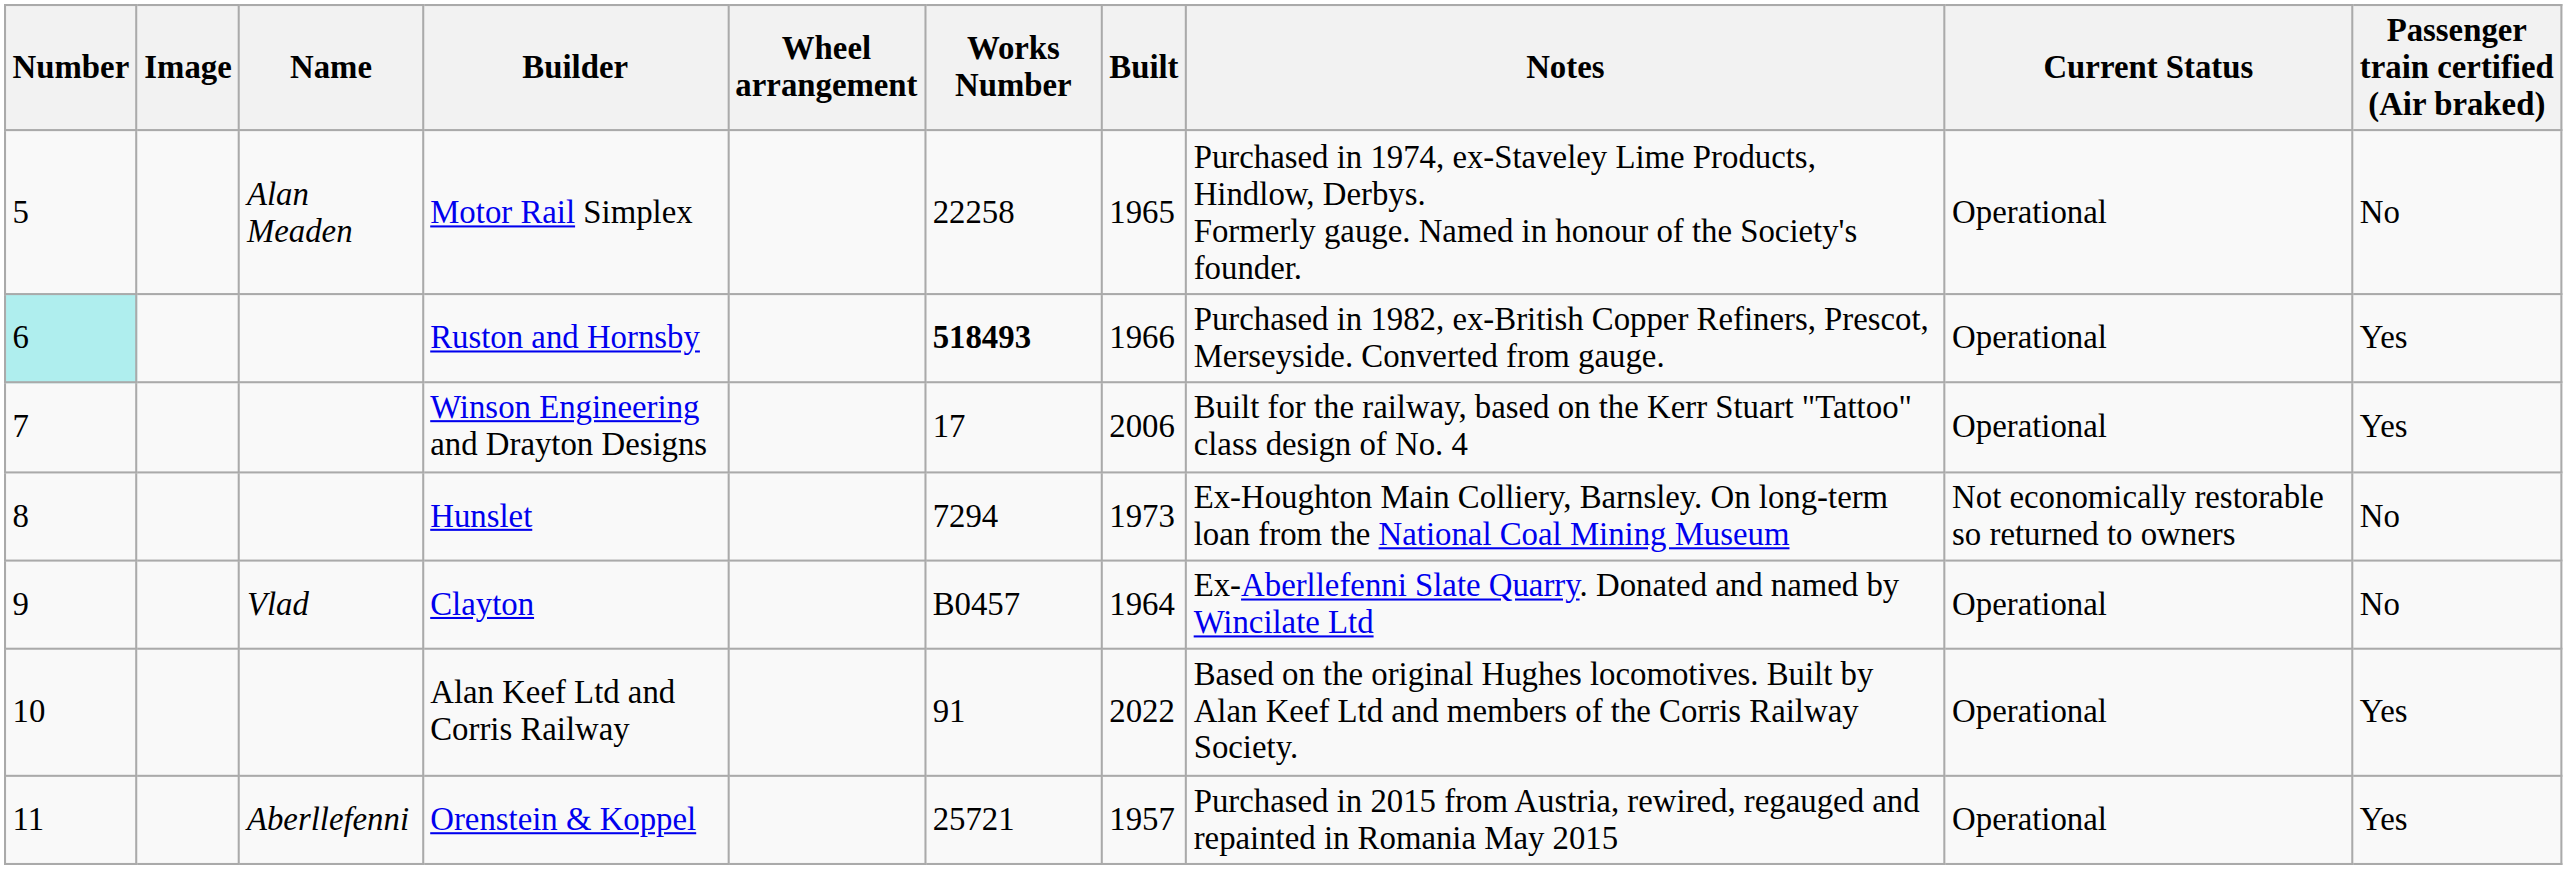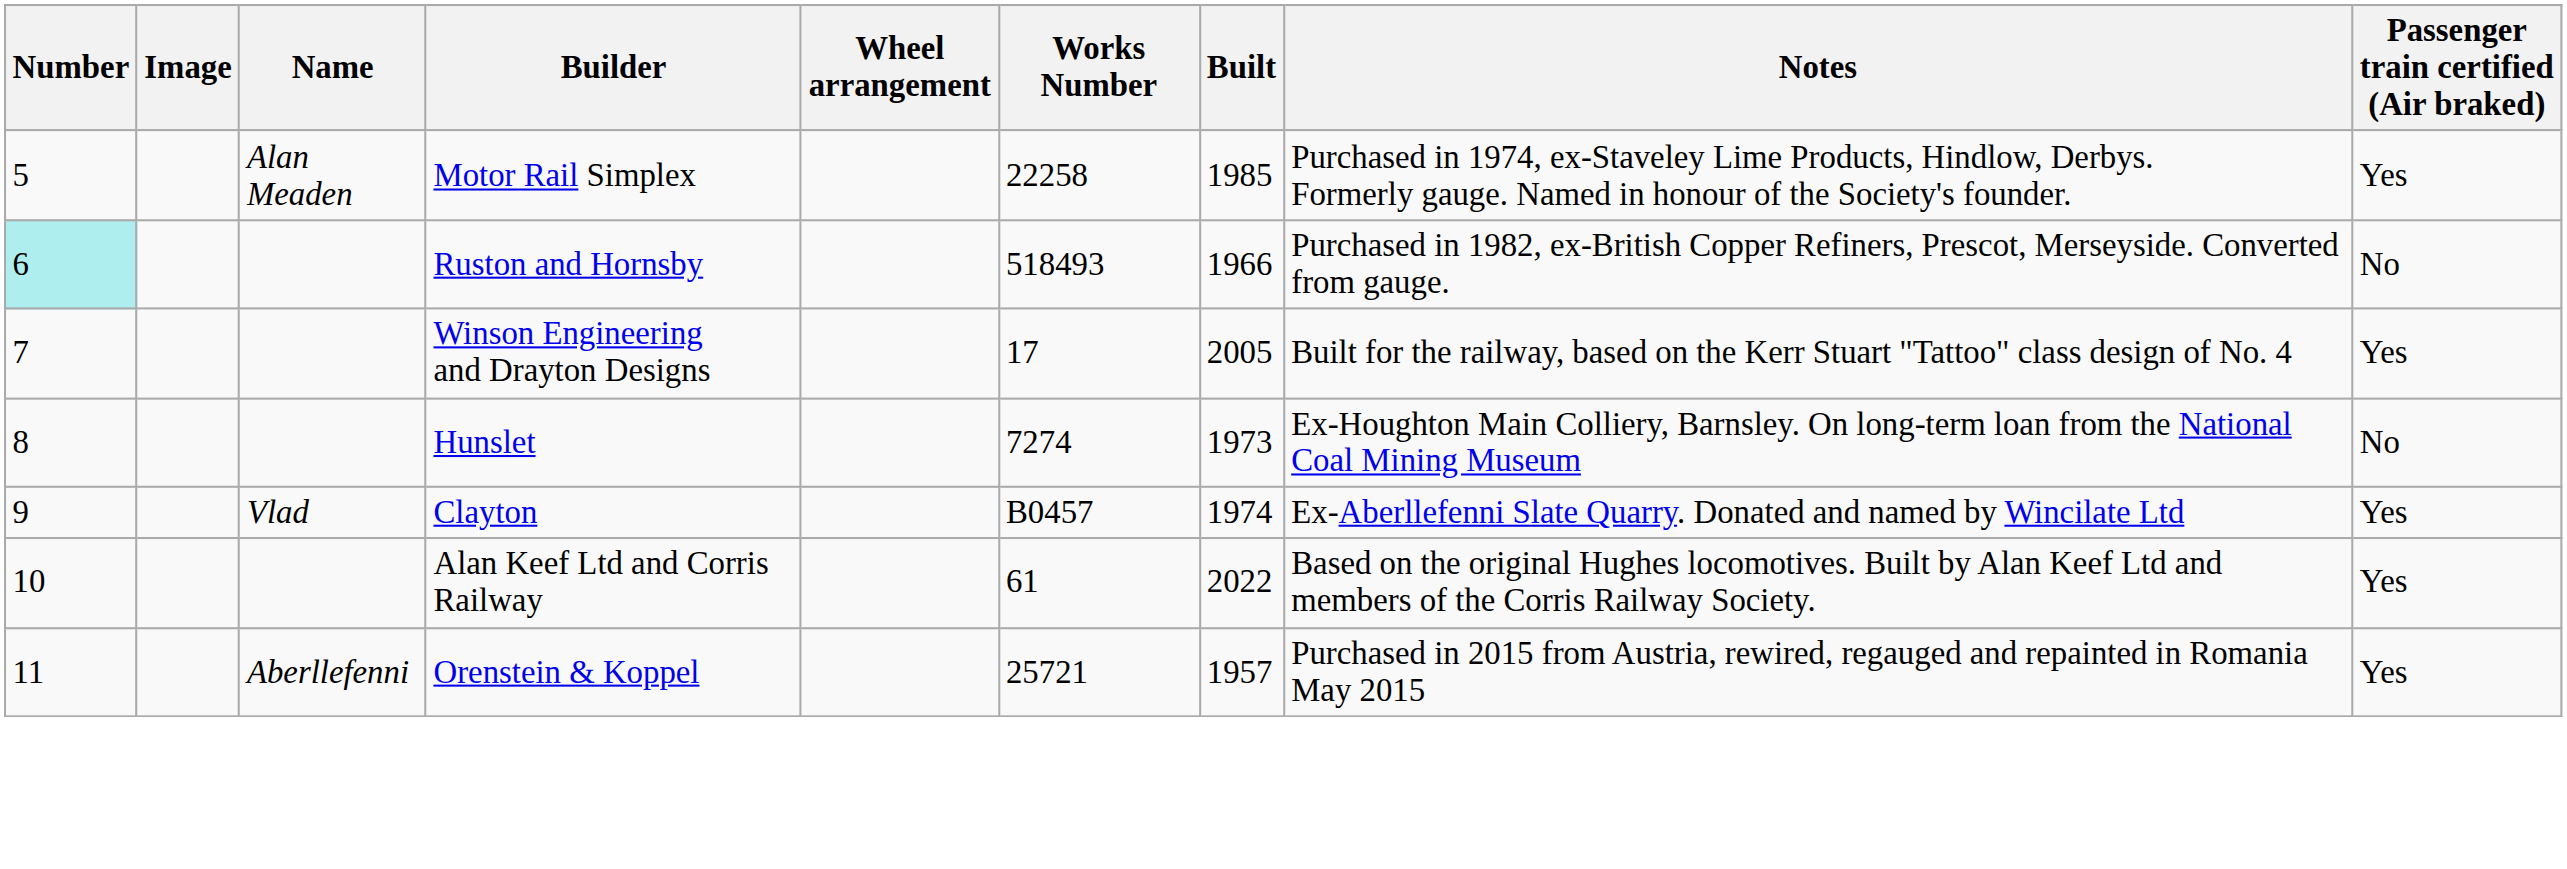- column: (2148, 67)
(1142, 211) 1965 -> (1240, 174) 1985
(2380, 211) No -> (2384, 174) Yes
(982, 337) bold -> (1055, 263) normal
(2384, 337) Yes -> (2380, 263) No
(1142, 426) 2006 -> (1240, 352) 2005
(965, 515) 7294 -> (1039, 441) 7274
(1142, 604) 1964 -> (1240, 512) 1974
(2380, 604) No -> (2384, 512) Yes
(949, 711) 91 -> (1022, 582) 61
